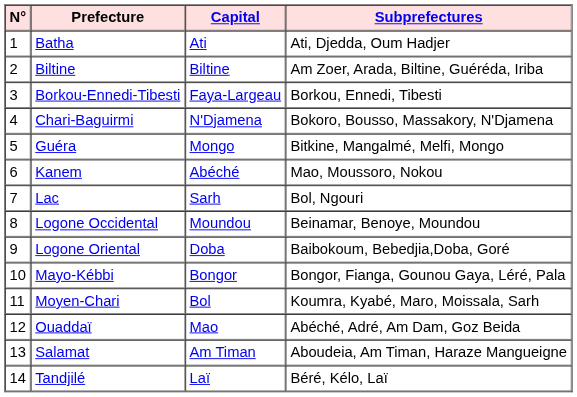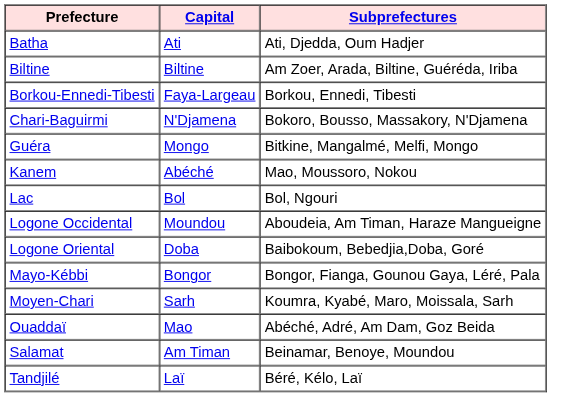- column: (18, 17)
(205, 198) Sarh -> (174, 198) Bol
(385, 223) Beinamar, Benoye, Moundou -> (403, 223) Aboudeia, Am Timan, Haraze Mangueigne
(200, 301) Bol -> (179, 301) Sarh
(429, 352) Aboudeia, Am Timan, Haraze Mangueigne -> (360, 352) Beinamar, Benoye, Moundou
